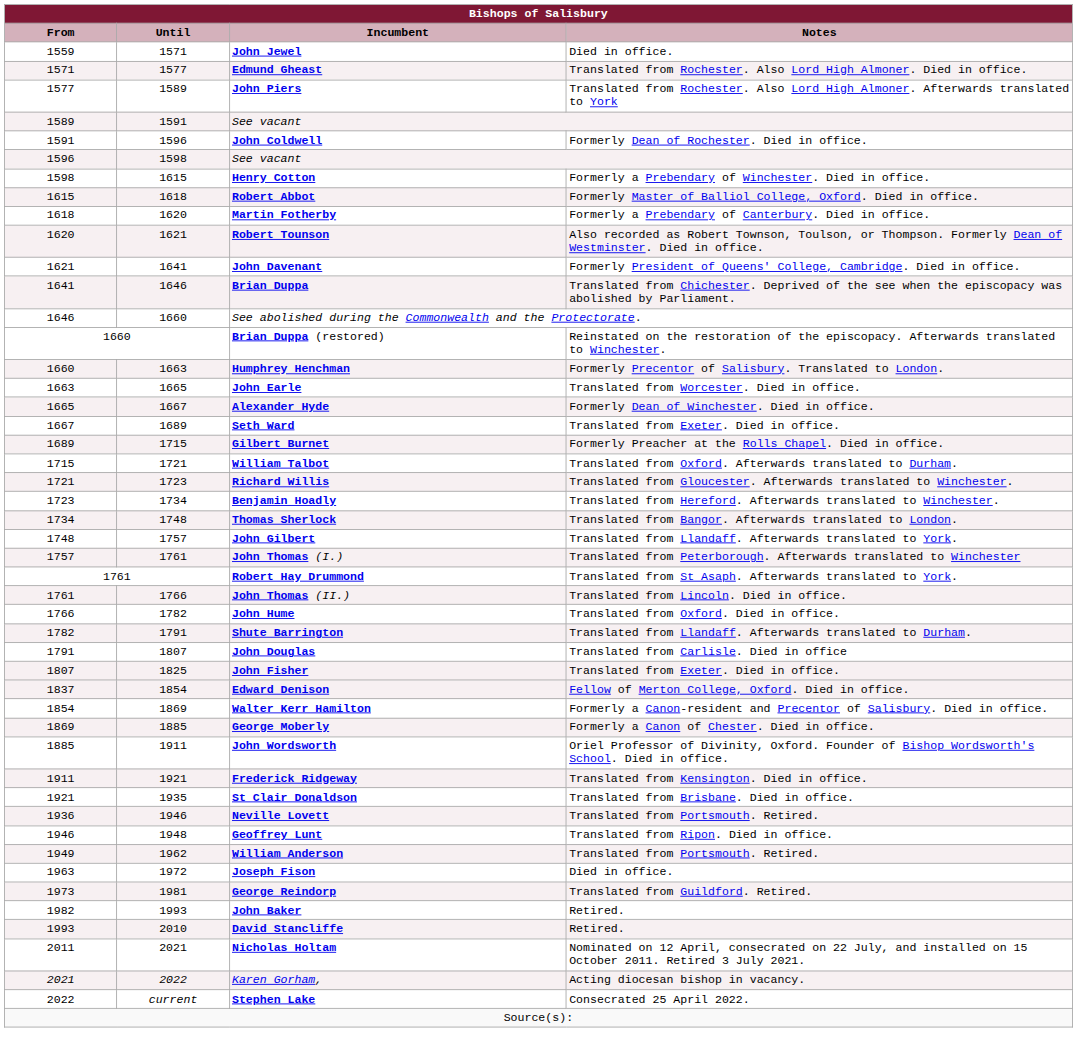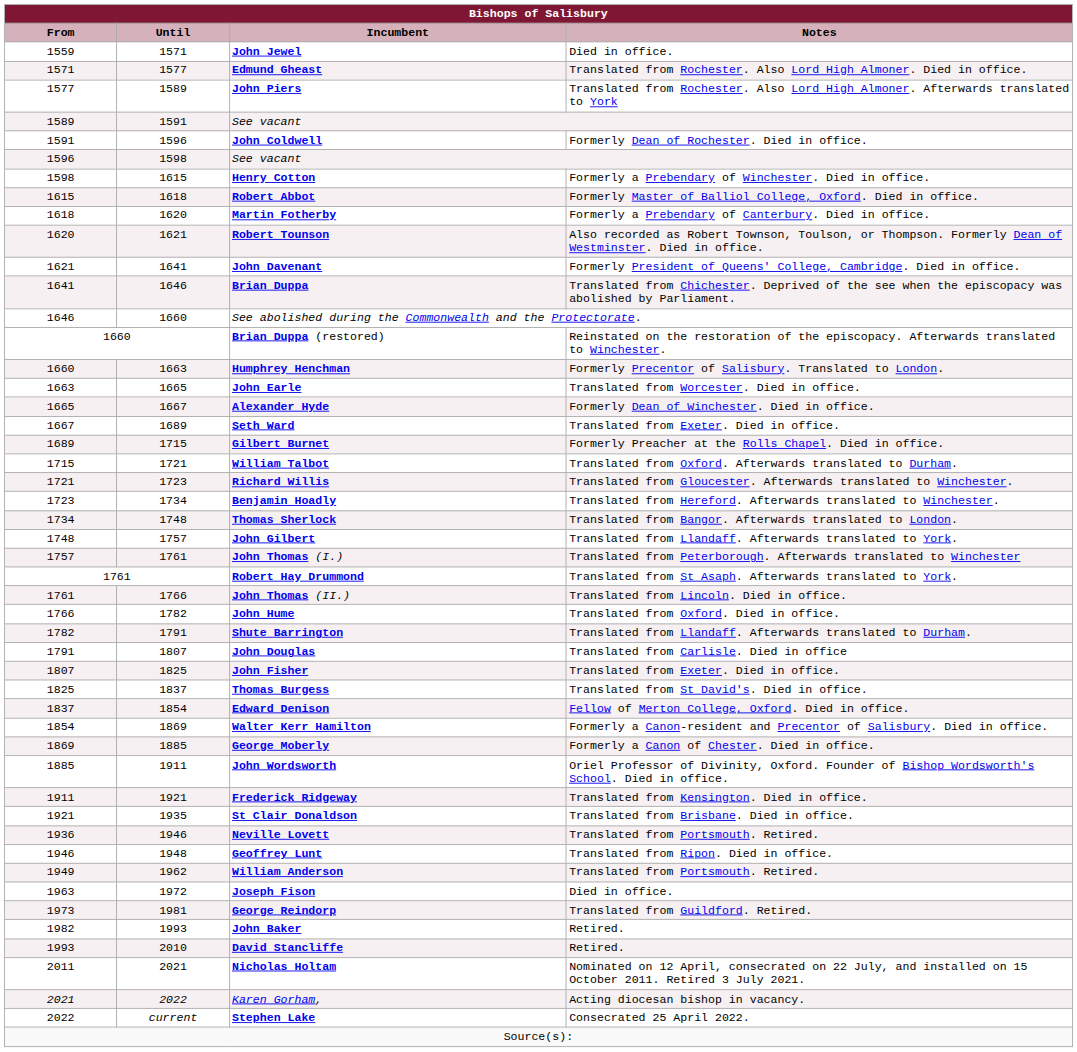+ row: (61, 690)
